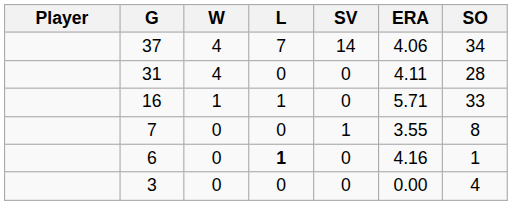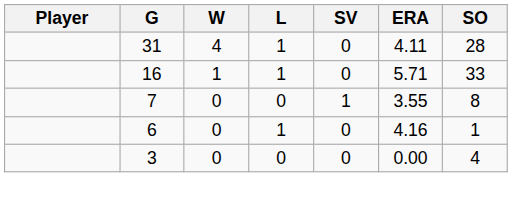- row: (152, 46)
(281, 74) 0 -> (281, 46) 1
(281, 158) bold -> (281, 130) normal
